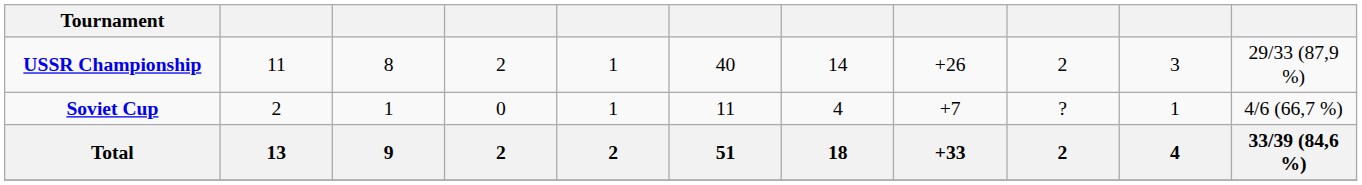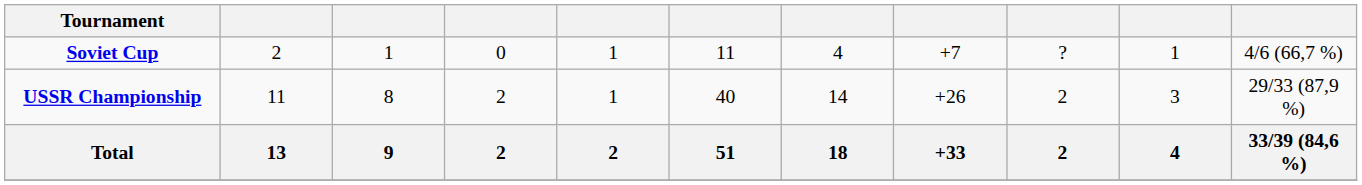rows swapped: (112, 64) <-> (112, 108)
